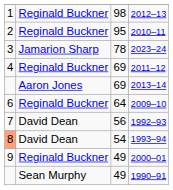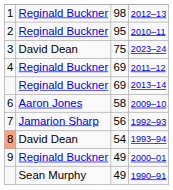(59, 49) Jamarion Sharp -> (48, 49) David Dean
(120, 49) 78 -> (120, 49) 75
(50, 85) Aaron Jones -> (63, 85) Reginald Buckner
(63, 103) Reginald Buckner -> (50, 103) Aaron Jones
(120, 103) 64 -> (120, 103) 58
(48, 121) David Dean -> (59, 121) Jamarion Sharp
